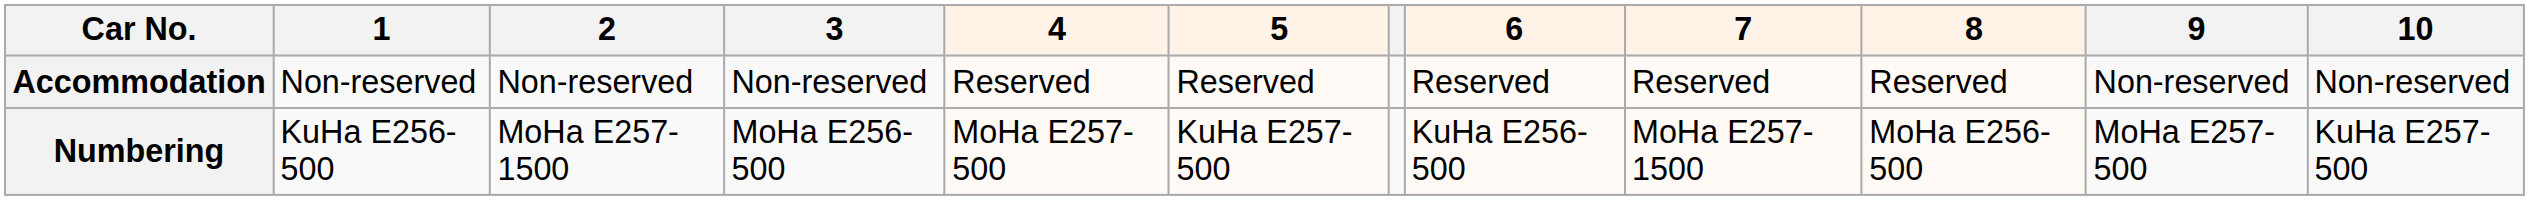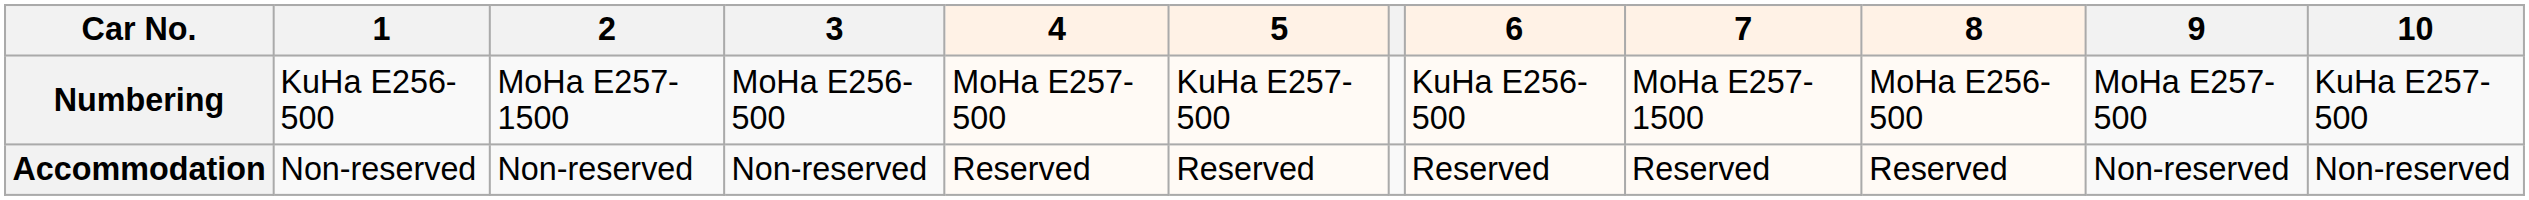rows swapped: (139, 150) <-> (139, 81)
